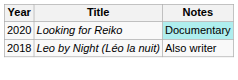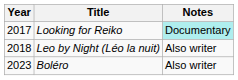(19, 30) 2020 -> (19, 30) 2017
+ row: (52, 65)
